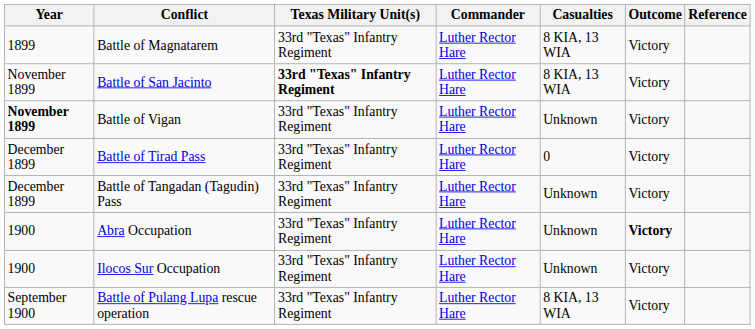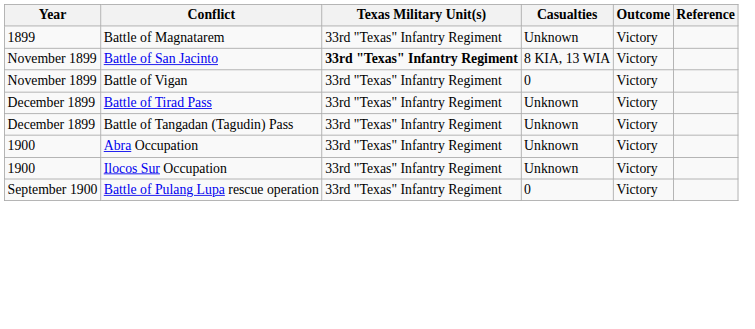- column: (488, 15)
(571, 44) 8 KIA, 13 WIA -> (551, 37) Unknown
(38, 119) bold -> (52, 80) normal
(570, 119) Unknown -> (527, 80) 0
(547, 156) 0 -> (551, 102) Unknown
(650, 231) bold -> (637, 146) normal
(571, 306) 8 KIA, 13 WIA -> (527, 189) 0
